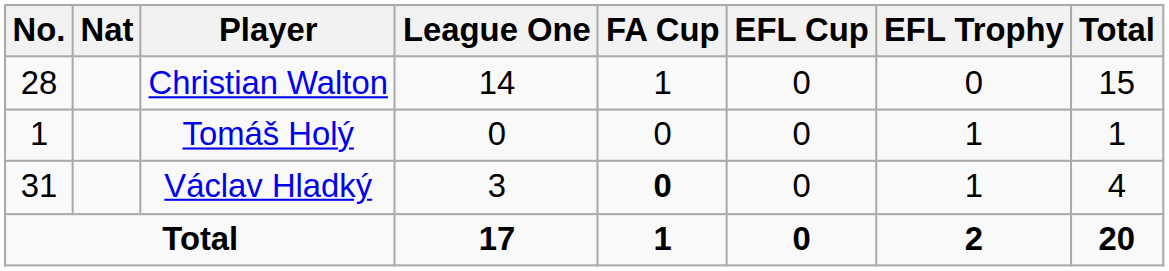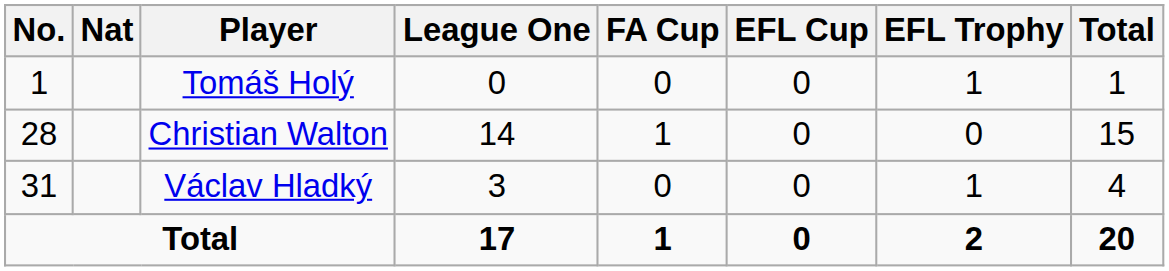rows swapped: (268, 134) <-> (268, 82)
(663, 186) bold -> (663, 186) normal
